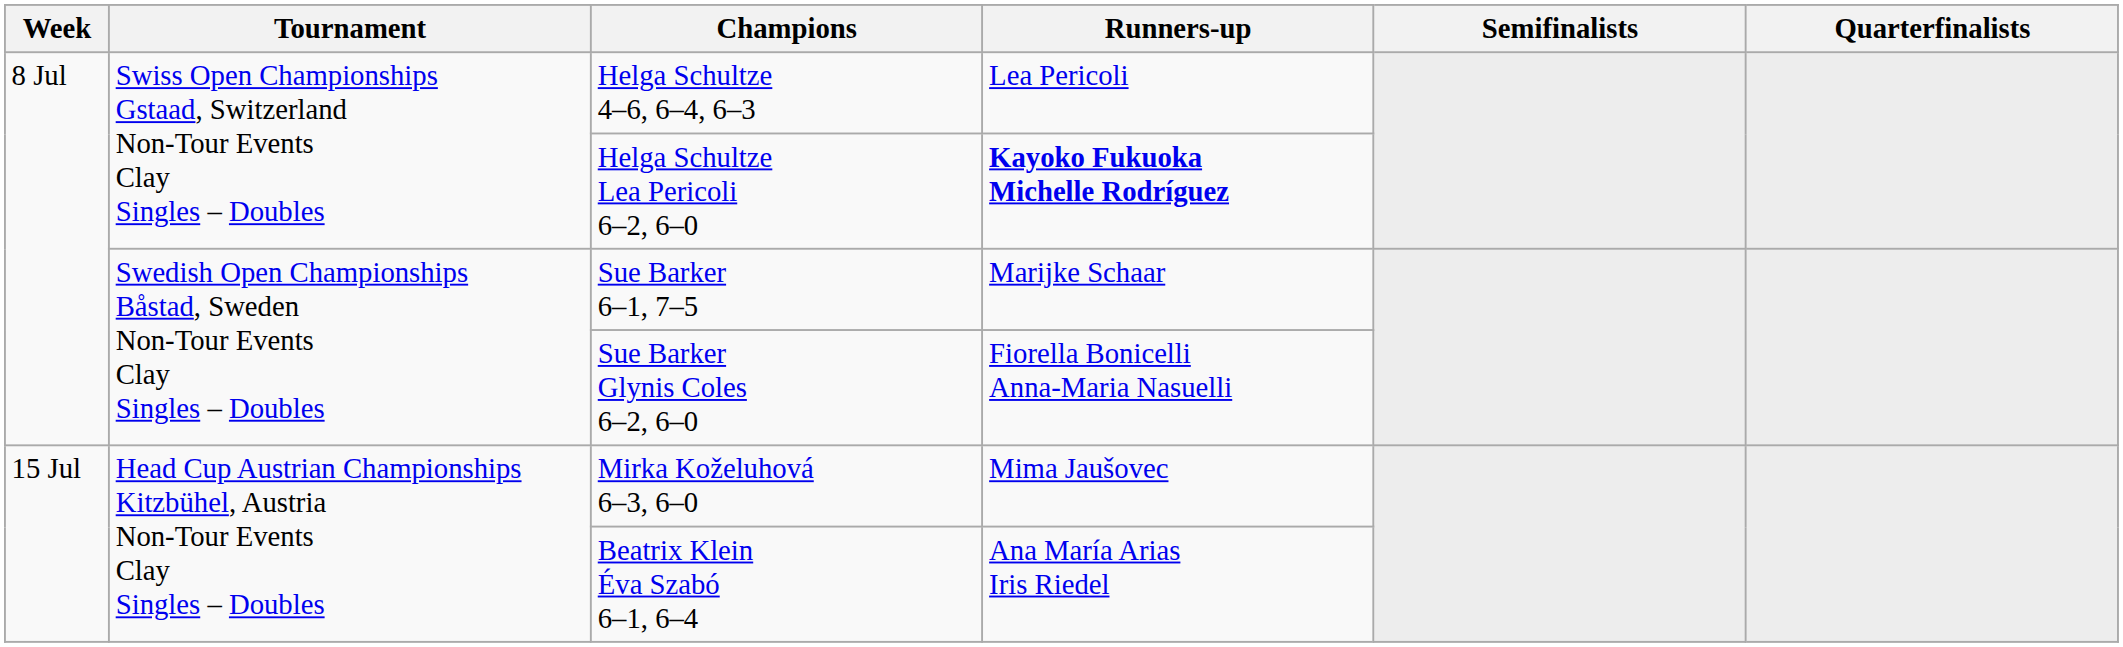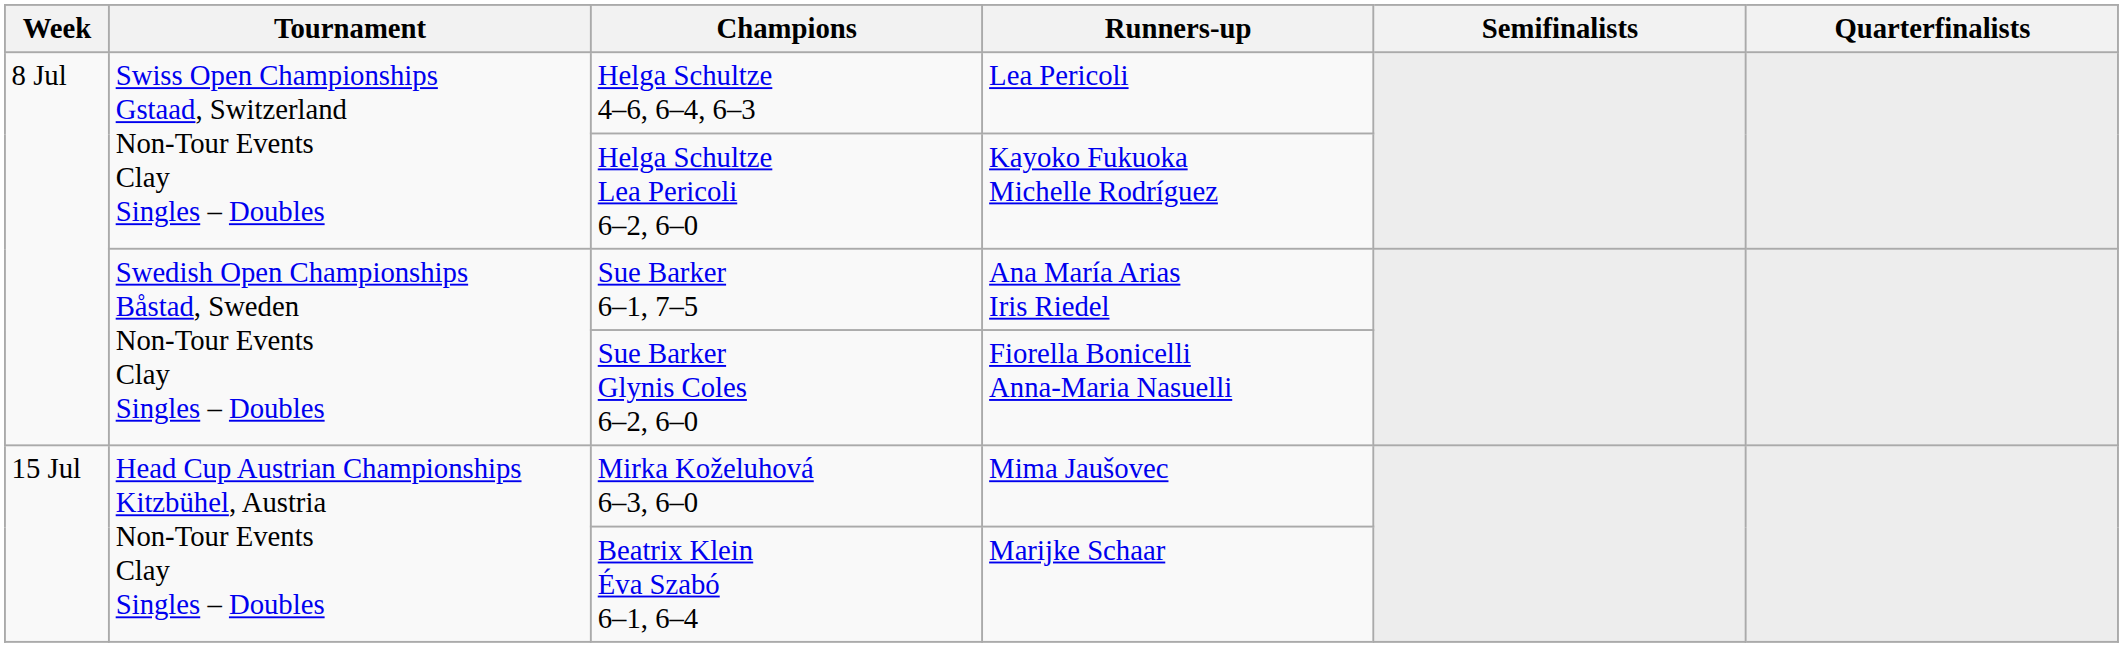(1109, 174) bold -> (1103, 174) normal
(1077, 272) Marijke Schaar -> (1085, 289) Ana María Arias Iris Riedel
(1085, 567) Ana María Arias Iris Riedel -> (1077, 550) Marijke Schaar
